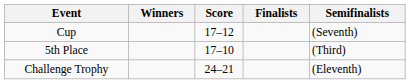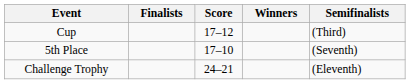columns swapped: (162, 13) <-> (276, 13)
(335, 32) (Seventh) -> (329, 32) (Third)
(329, 50) (Third) -> (335, 50) (Seventh)
